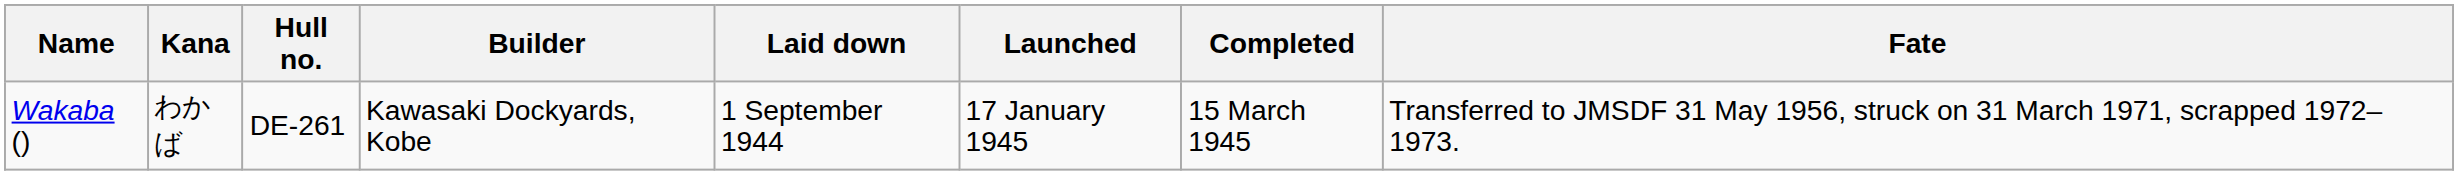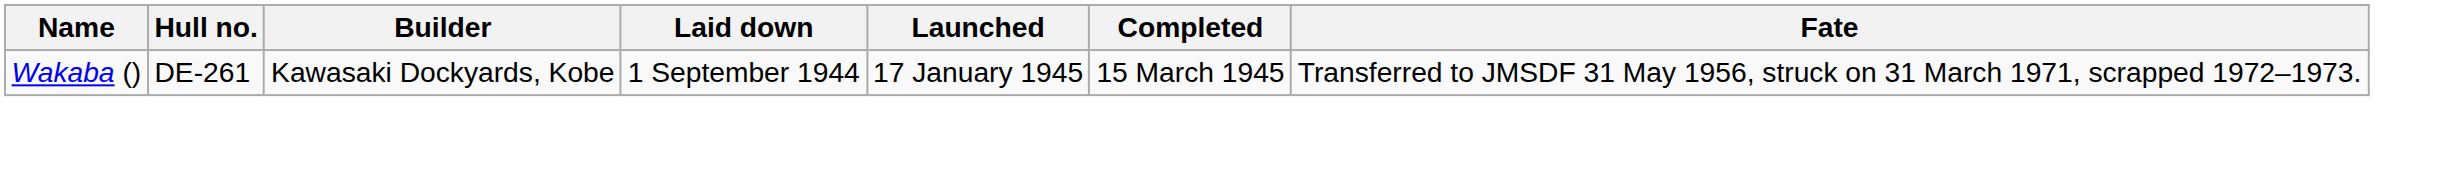- column: (195, 43)
